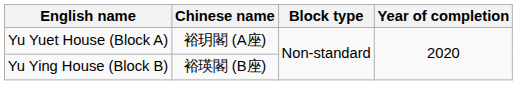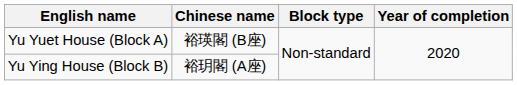(225, 40) 裕玥閣 (A座) -> (225, 40) 裕瑛閣 (B座)
(225, 66) 裕瑛閣 (B座) -> (225, 66) 裕玥閣 (A座)
